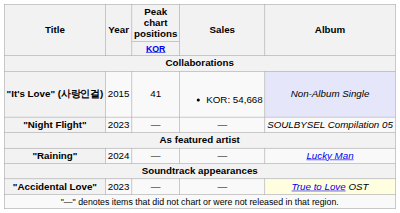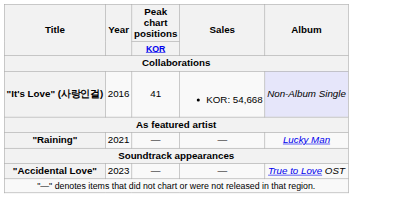(119, 94) 2015 -> (119, 94) 2016
- row: (55, 125)
(119, 155) 2024 -> (119, 140) 2021
(330, 186) lightyellow background -> (307, 171) no background
